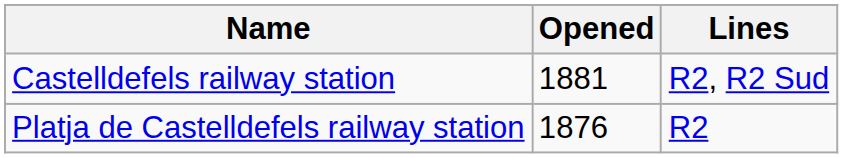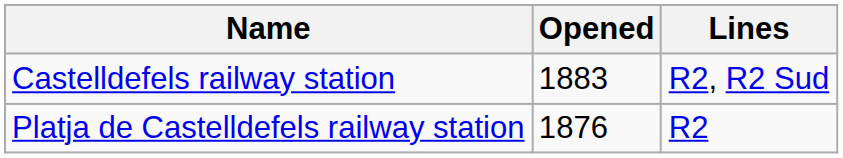(573, 78) 1881 -> (573, 78) 1883
